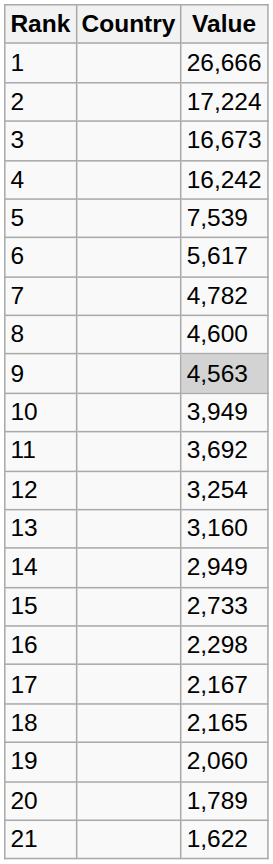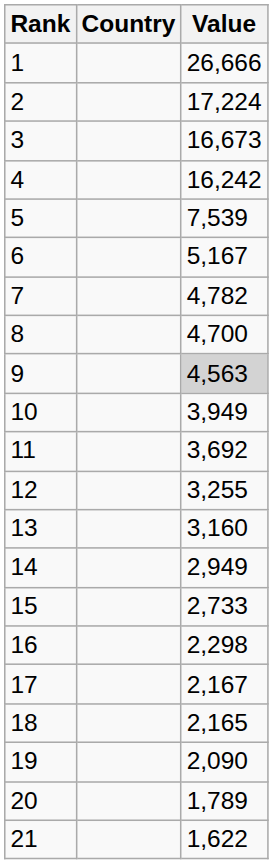(217, 256) 5,617 -> (217, 256) 5,167
(217, 334) 4,600 -> (217, 334) 4,700
(217, 489) 3,254 -> (217, 489) 3,255
(217, 761) 2,060 -> (217, 761) 2,090
